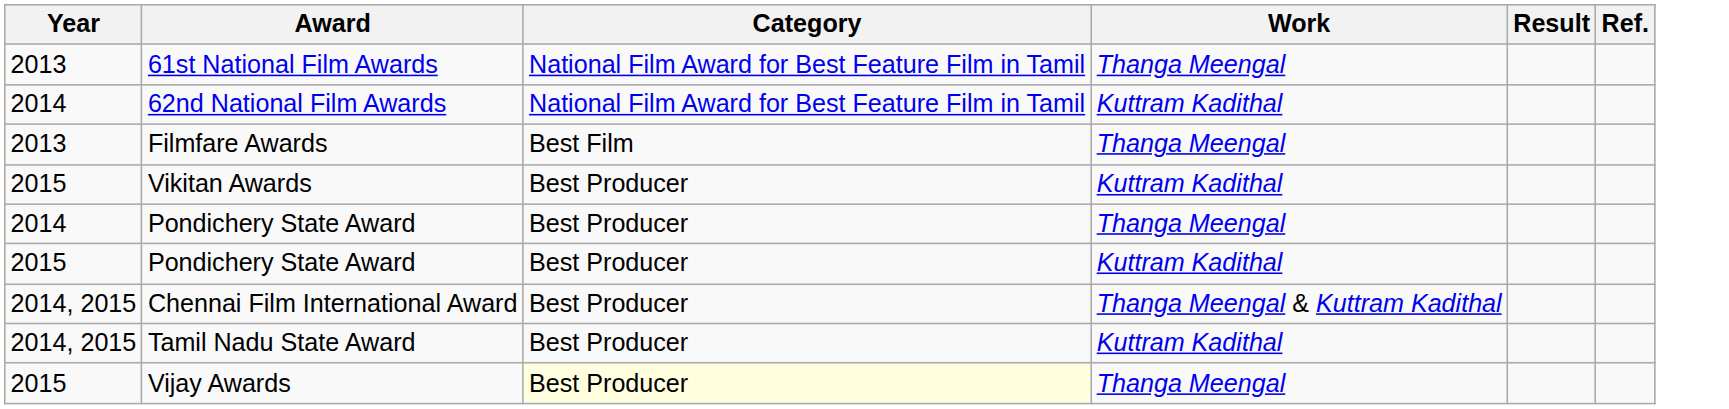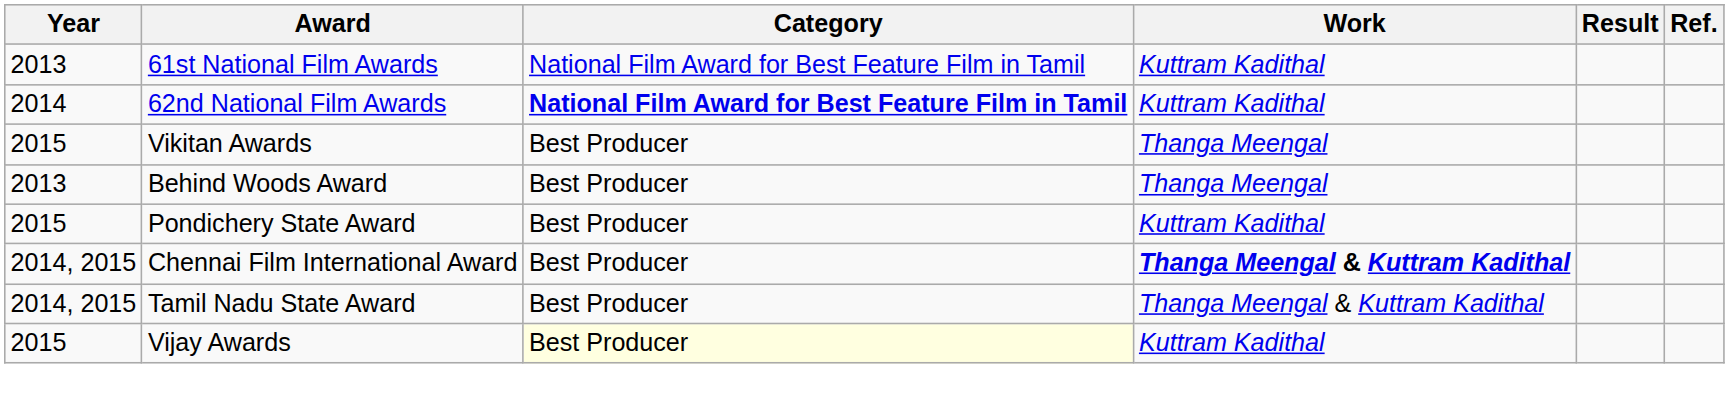(1191, 64) Thanga Meengal -> (1232, 64) Kuttram Kadithal
(807, 104) normal -> (828, 104) bold
- row: (39, 143)
(1190, 183) Kuttram Kadithal -> (1233, 143) Thanga Meengal
+ row: (39, 183)
- row: (39, 223)
(1299, 303) normal -> (1355, 263) bold
(1190, 343) Kuttram Kadithal -> (1341, 303) Thanga Meengal & Kuttram Kadithal
(1191, 382) Thanga Meengal -> (1232, 343) Kuttram Kadithal
